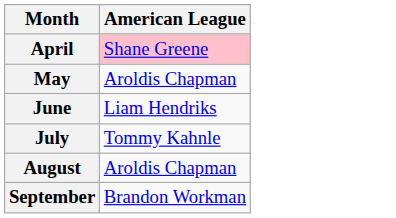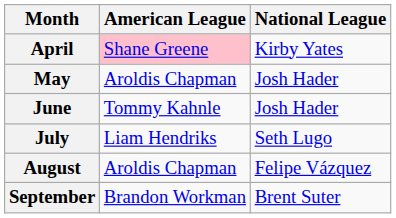+ column: (320, 19)
(160, 108) Liam Hendriks -> (162, 108) Tommy Kahnle
(162, 138) Tommy Kahnle -> (160, 138) Liam Hendriks
